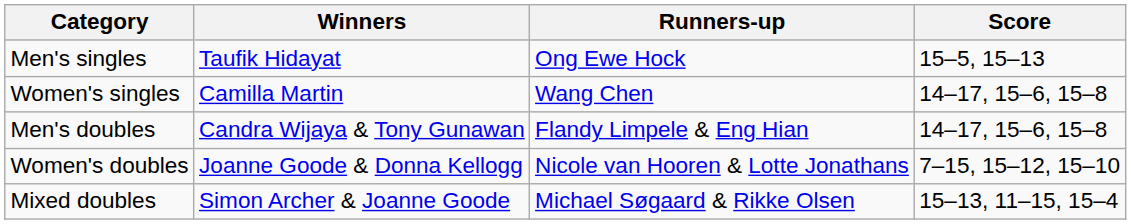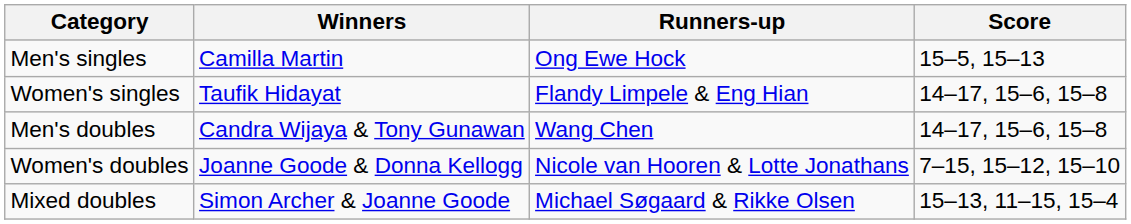(270, 58) Taufik Hidayat -> (271, 58) Camilla Martin
(271, 93) Camilla Martin -> (270, 93) Taufik Hidayat
(594, 93) Wang Chen -> (672, 93) Flandy Limpele & Eng Hian
(672, 129) Flandy Limpele & Eng Hian -> (594, 129) Wang Chen
